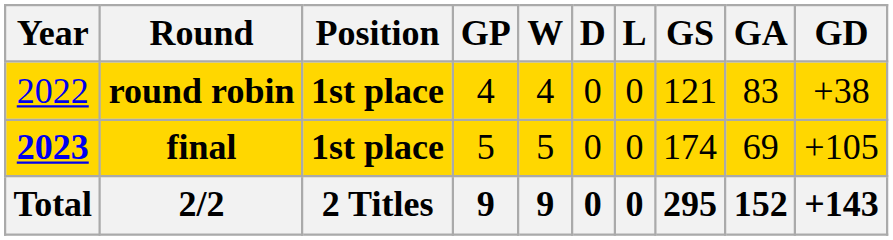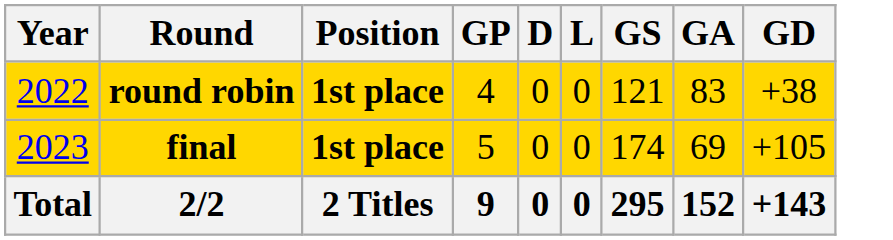- column: (545, 33)
(53, 147) bold -> (53, 147) normal
